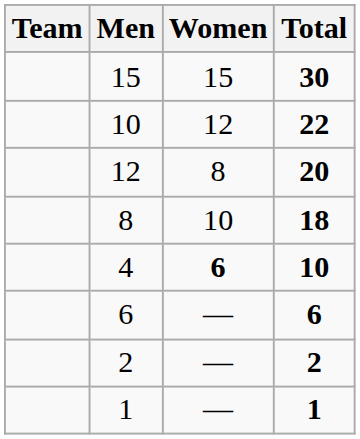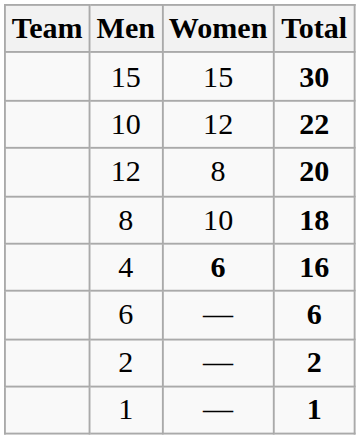(314, 266) 10 -> (314, 266) 16
